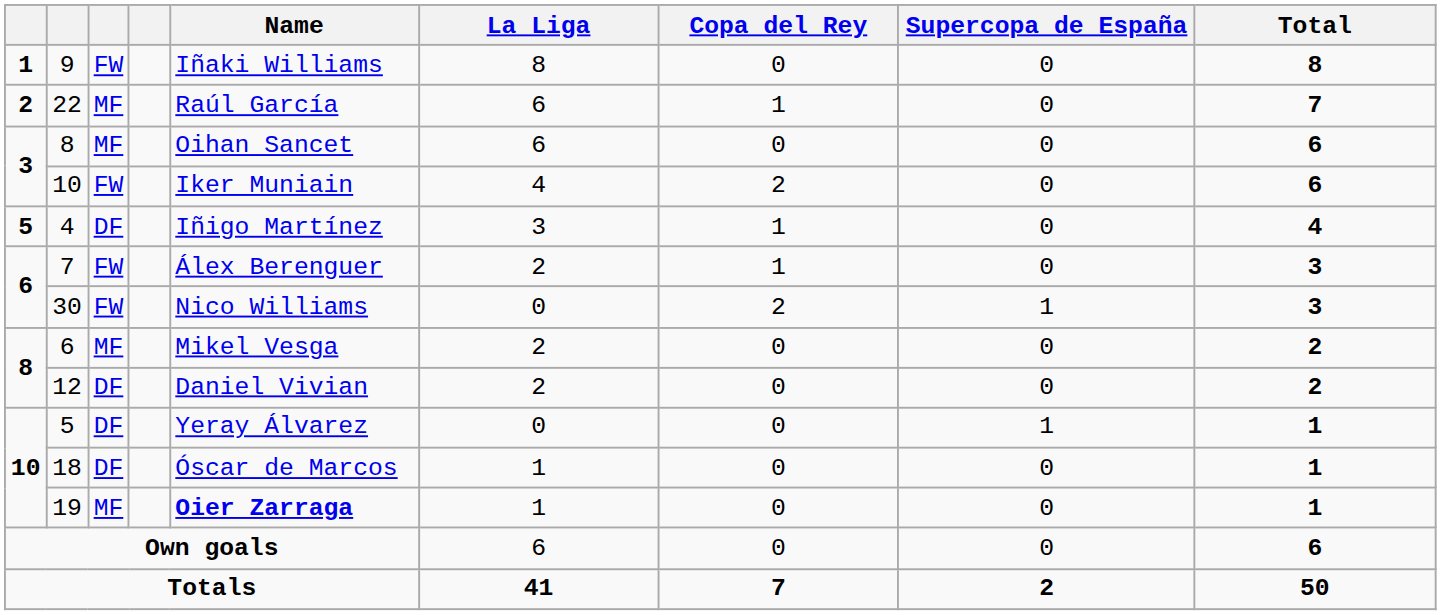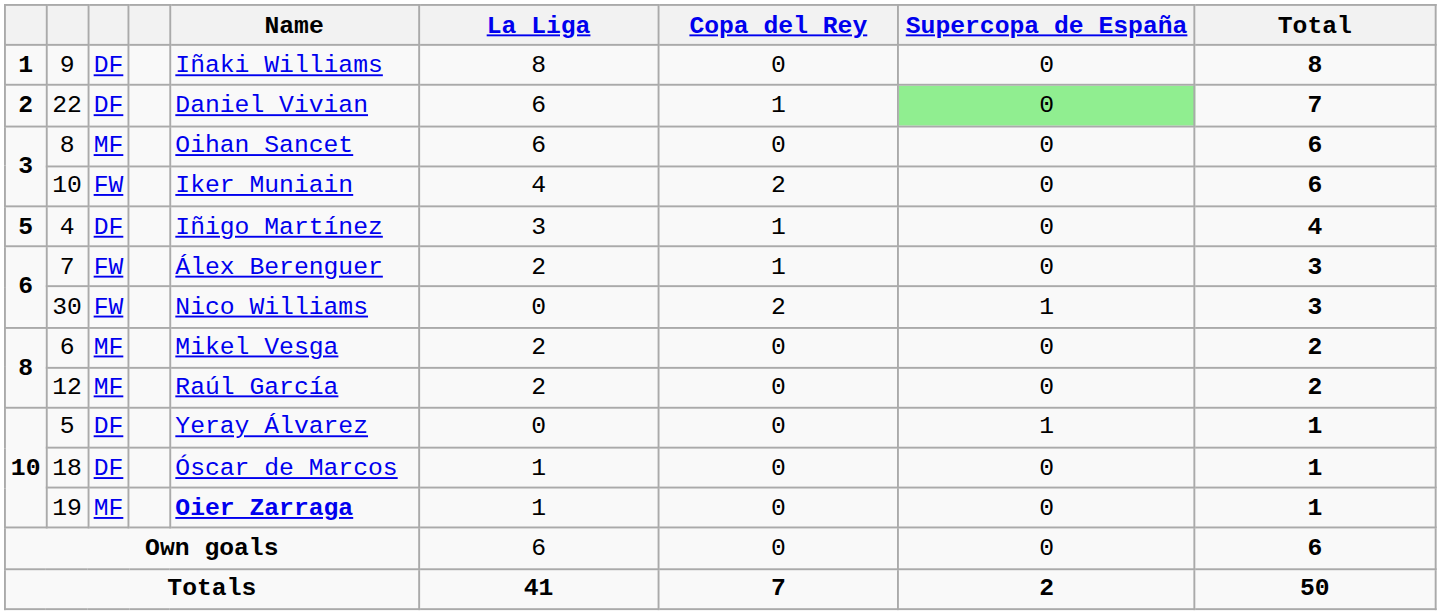(108, 65) FW -> (108, 65) DF
(108, 106) MF -> (108, 106) DF
(257, 106) Raúl García -> (272, 106) Daniel Vivian
(1047, 106) no background -> (1047, 106) lightgreen background
(108, 387) DF -> (108, 387) MF
(272, 387) Daniel Vivian -> (257, 387) Raúl García
